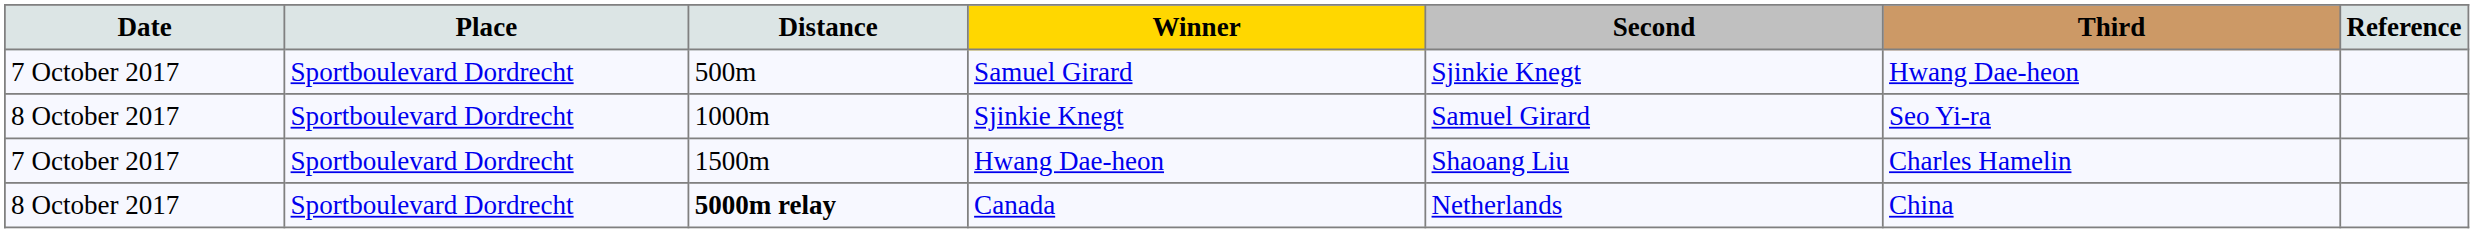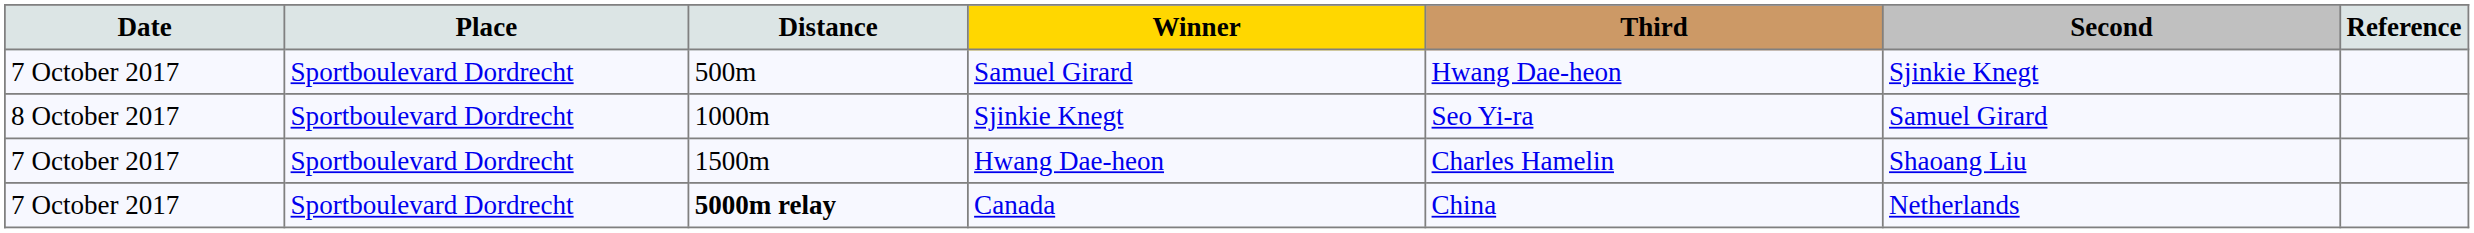columns swapped: (1654, 26) <-> (2112, 26)
(95, 204) 8 October 2017 -> (95, 204) 7 October 2017
